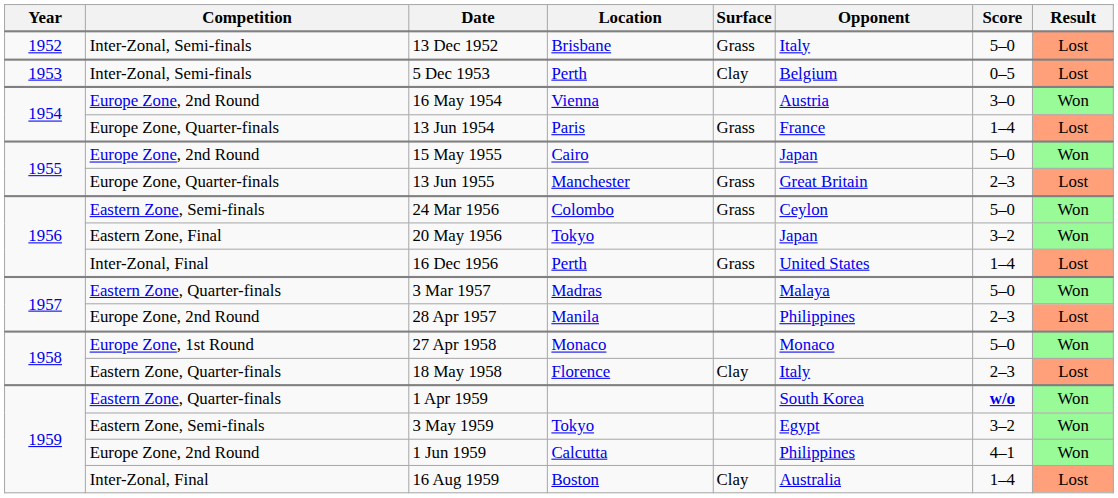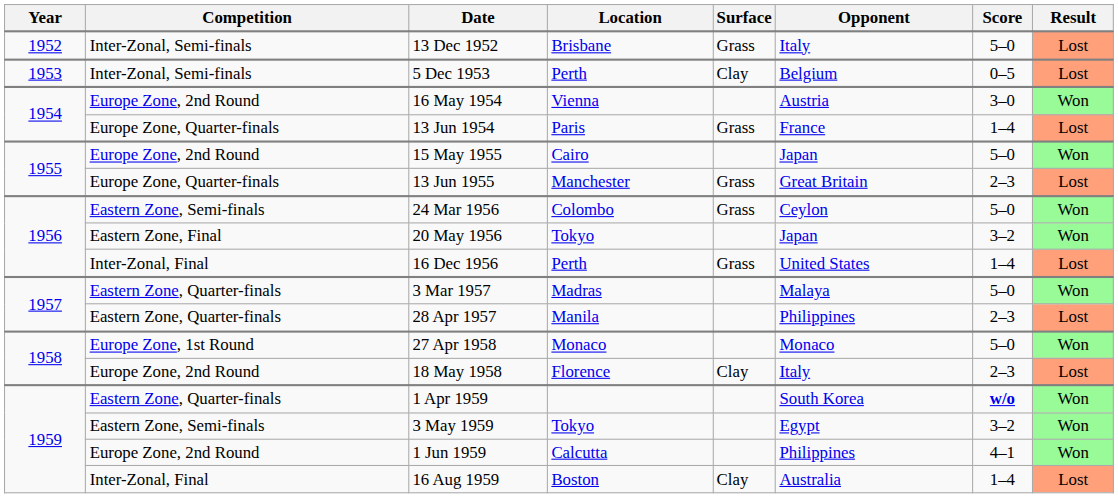(175, 317) Europe Zone, 2nd Round -> (185, 317) Eastern Zone, Quarter-finals
(185, 371) Eastern Zone, Quarter-finals -> (175, 371) Europe Zone, 2nd Round
